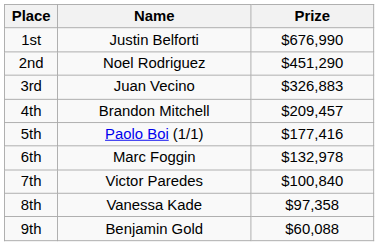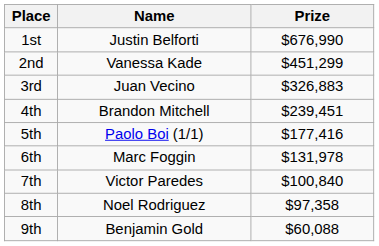(154, 63) Noel Rodriguez -> (154, 63) Vanessa Kade
(312, 63) $451,290 -> (312, 63) $451,299
(312, 110) $209,457 -> (312, 110) $239,451
(312, 157) $132,978 -> (312, 157) $131,978
(154, 205) Vanessa Kade -> (154, 205) Noel Rodriguez
